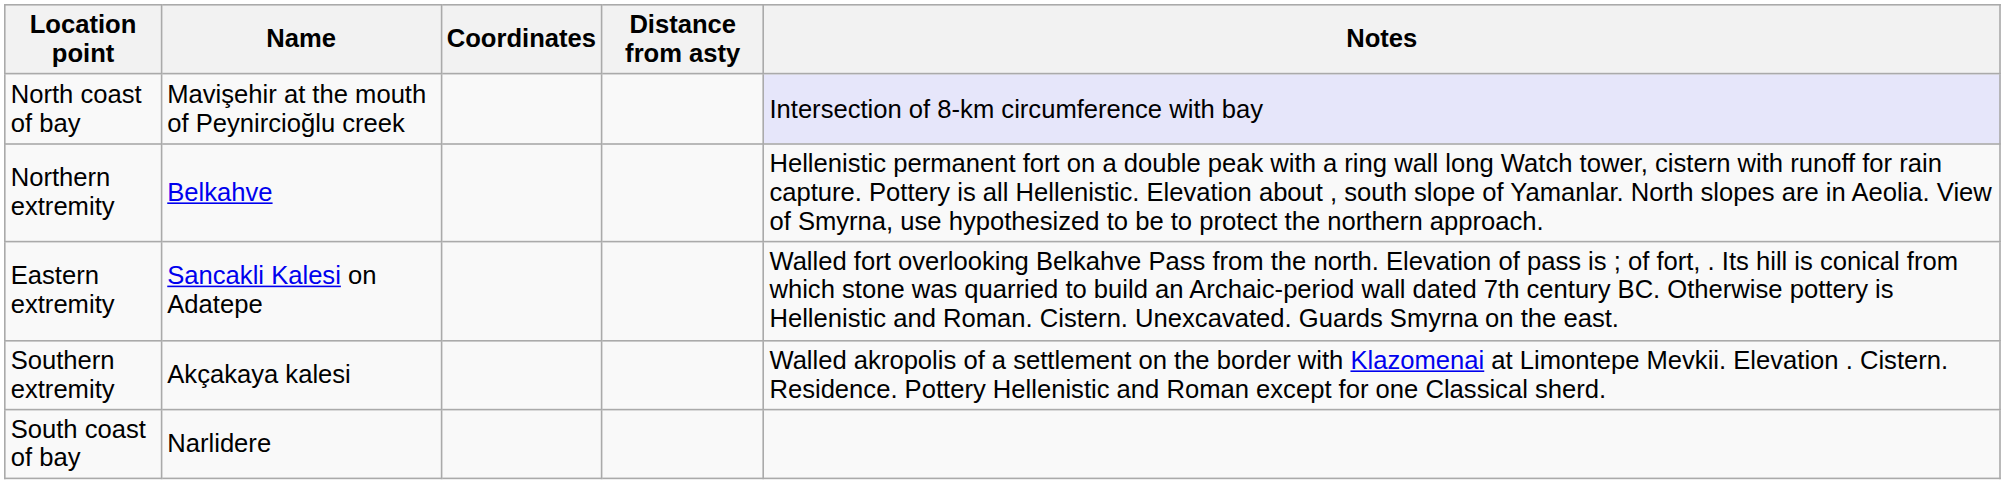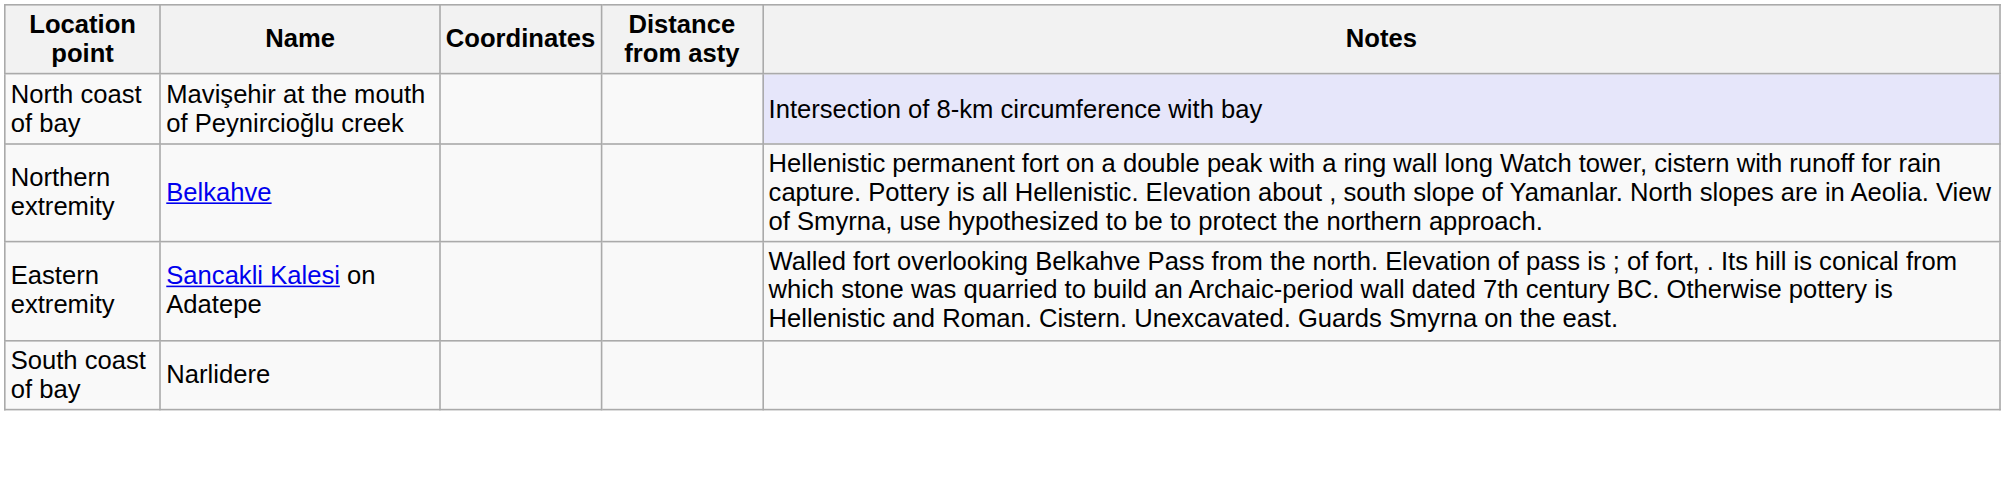- row: (63, 374)
